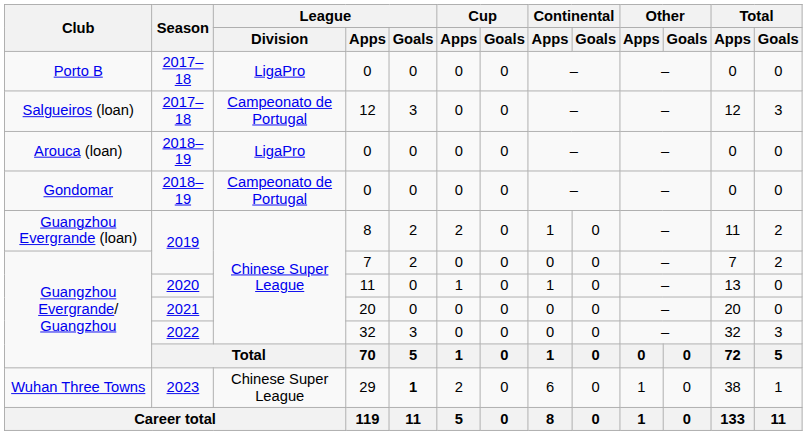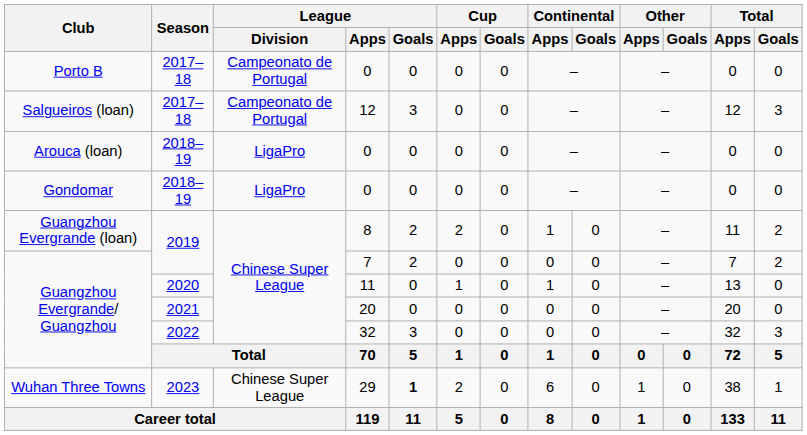(280, 71) LigaPro -> (280, 71) Campeonato de Portugal
(280, 190) Campeonato de Portugal -> (280, 190) LigaPro
